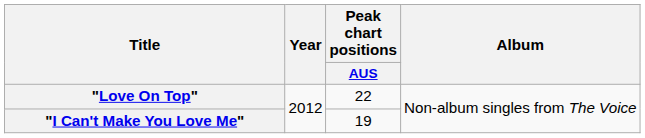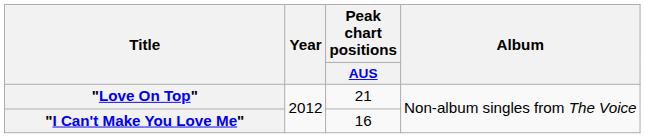(363, 96) 22 -> (363, 96) 21
(363, 120) 19 -> (363, 120) 16
